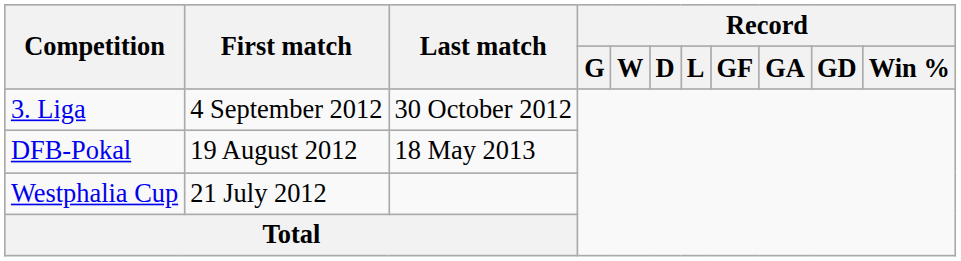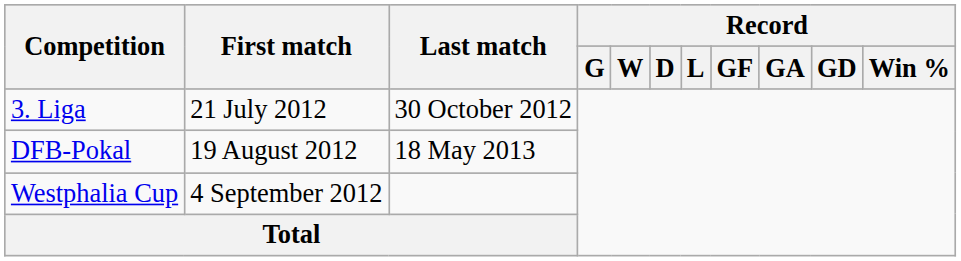(286, 109) 4 September 2012 -> (259, 109) 21 July 2012
(259, 192) 21 July 2012 -> (286, 192) 4 September 2012
